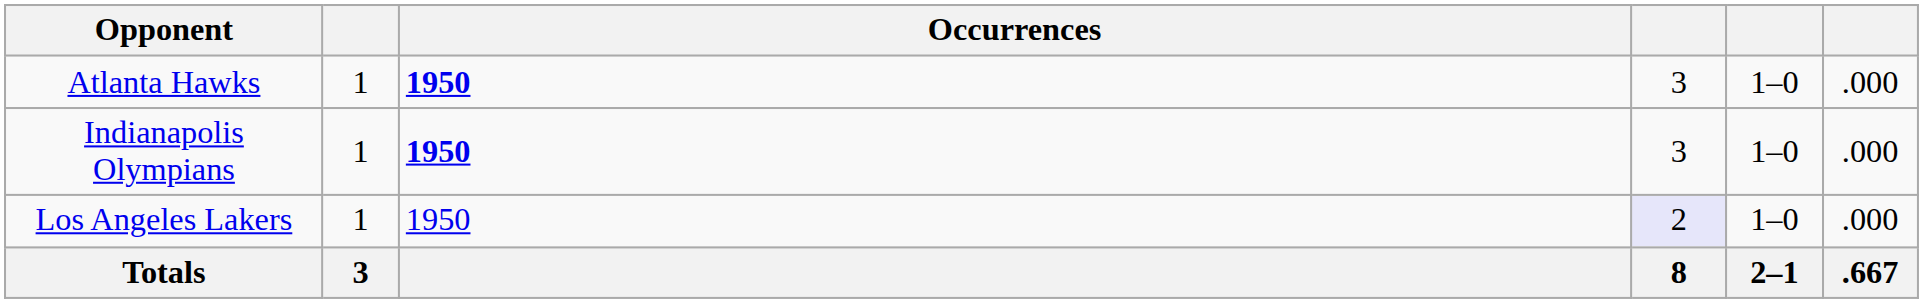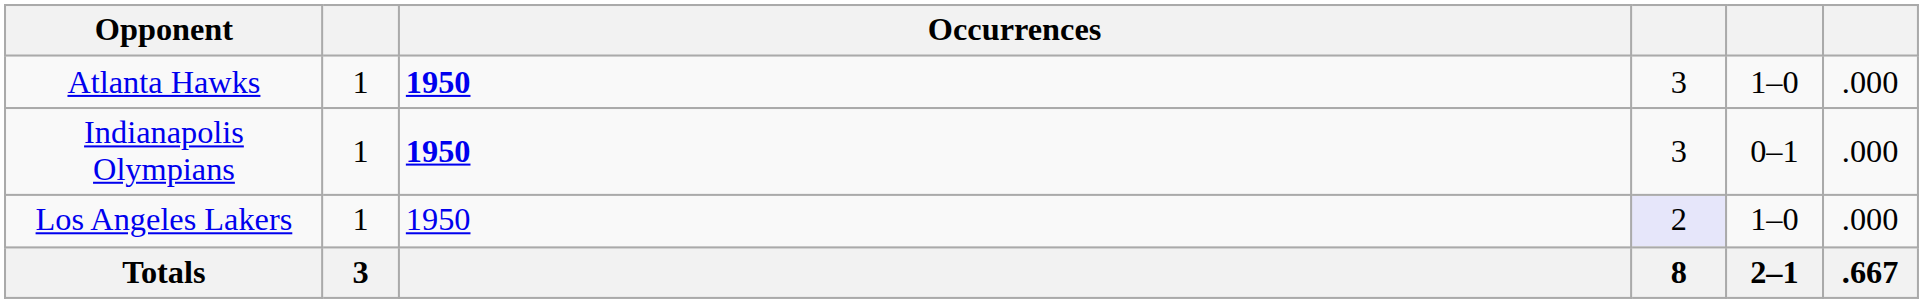(1774, 150) 1–0 -> (1774, 150) 0–1
